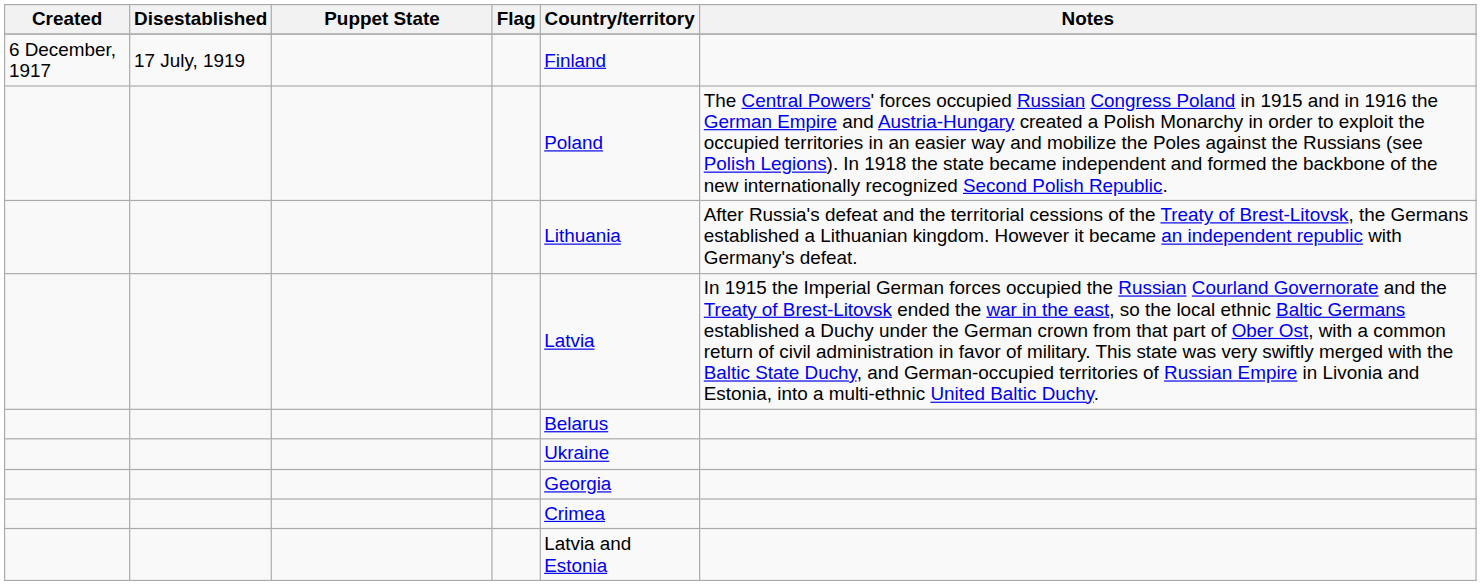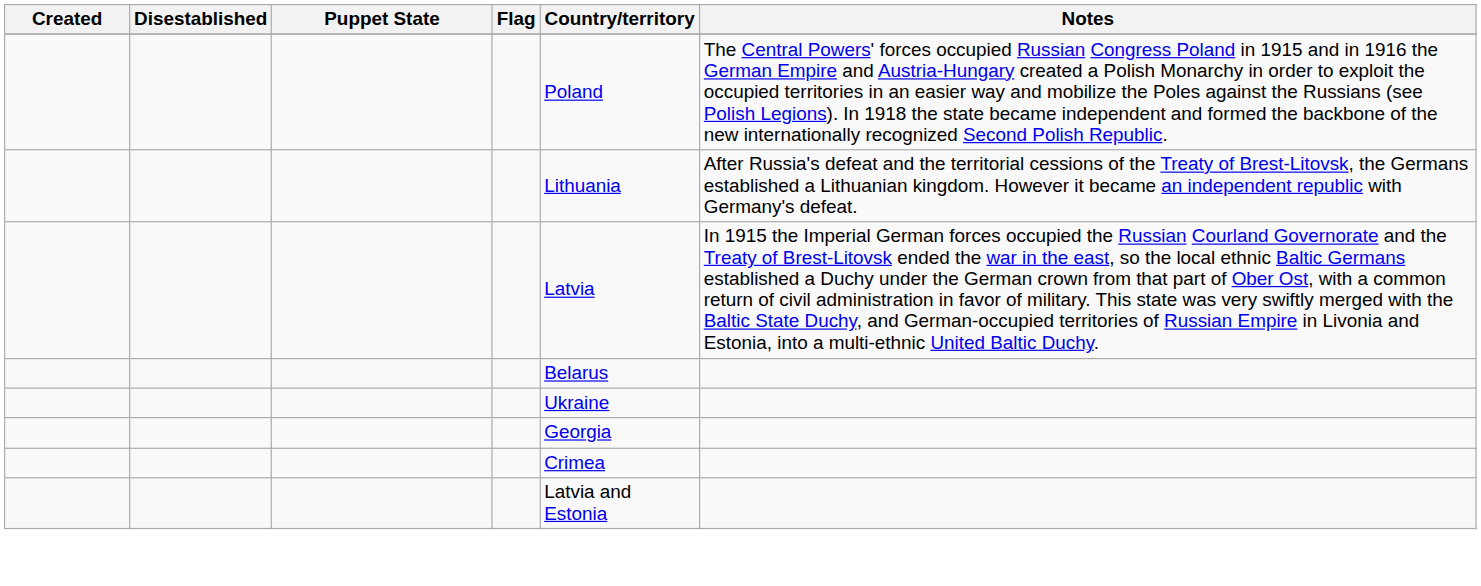- row: (62, 60)
